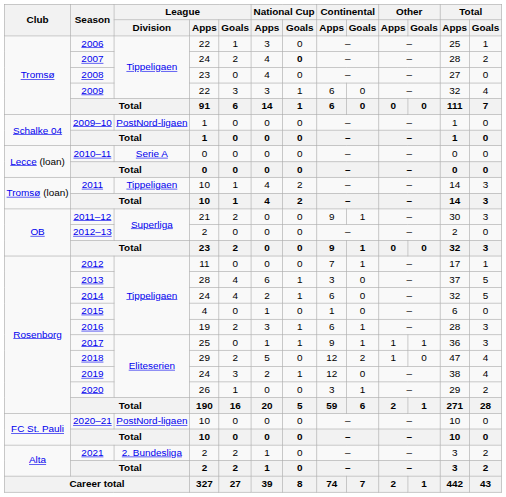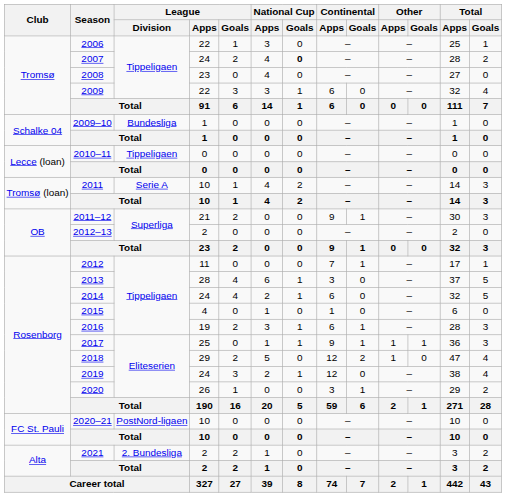(152, 122) PostNord-ligaen -> (152, 122) Bundesliga
(152, 153) Serie A -> (152, 153) Tippeligaen
(152, 185) Tippeligaen -> (152, 185) Serie A
